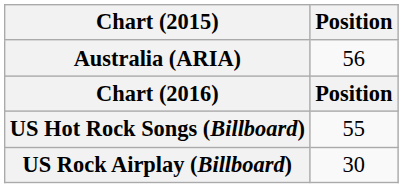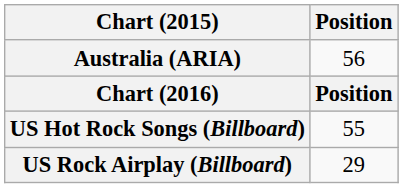(354, 164) 30 -> (354, 164) 29
